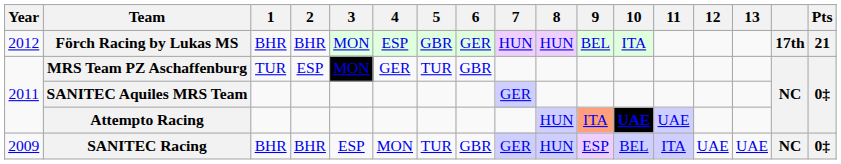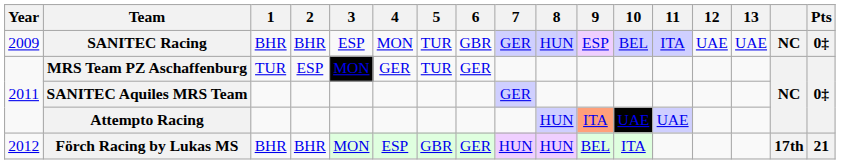rows swapped: (147, 145) <-> (147, 43)
(476, 69) GBR -> (476, 69) GER
(634, 120) bold -> (633, 120) normal
